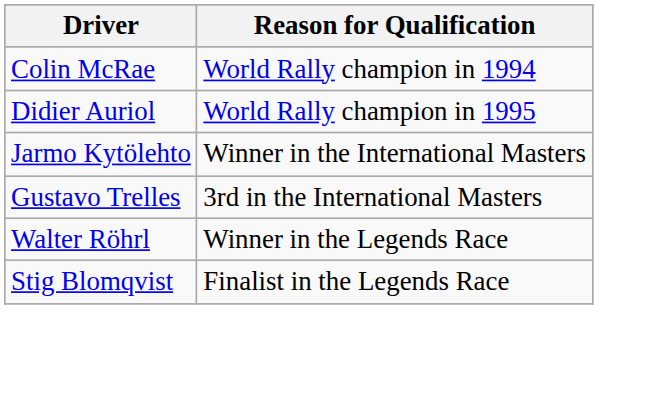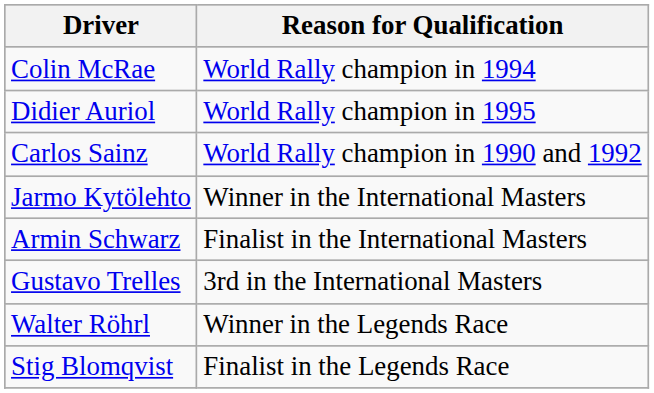+ row: (79, 153)
+ row: (96, 238)
